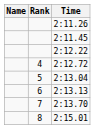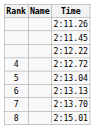columns swapped: (40, 11) <-> (16, 11)
